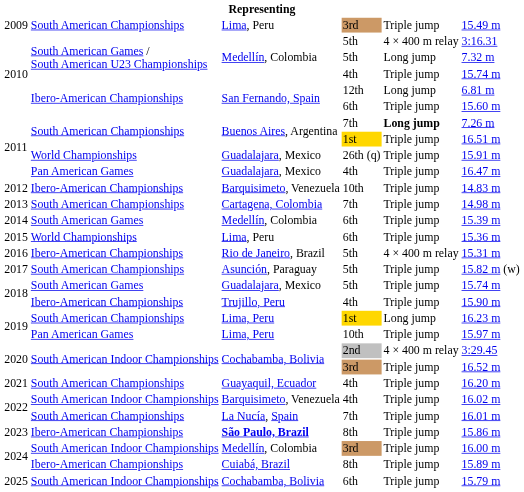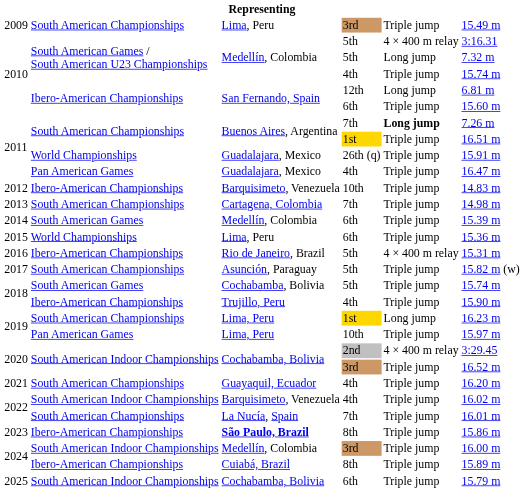(271, 285) Guadalajara, Mexico -> (273, 285) Cochabamba, Bolivia
